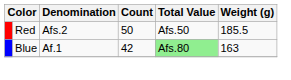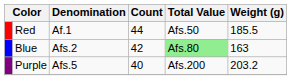(55, 30) Afs.2 -> (62, 30) Af.1
(127, 30) 50 -> (137, 30) 44
(52, 48) Af.1 -> (65, 48) Afs.2
+ row: (31, 65)
